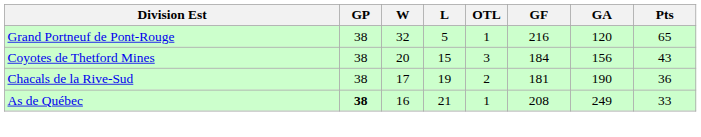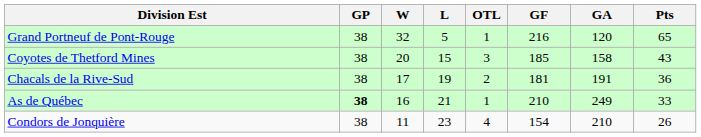(539, 57) 184 -> (539, 57) 185
(602, 57) 156 -> (602, 57) 158
(602, 79) 190 -> (602, 79) 191
(539, 100) 208 -> (539, 100) 210
+ row: (66, 121)
